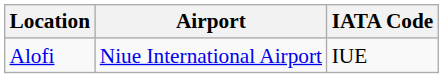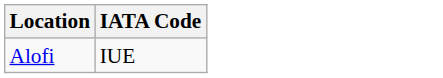- column: (211, 21)
